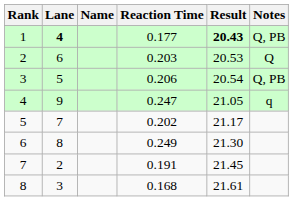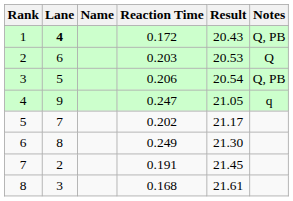(162, 36) 0.177 -> (162, 36) 0.172
(228, 36) bold -> (228, 36) normal
